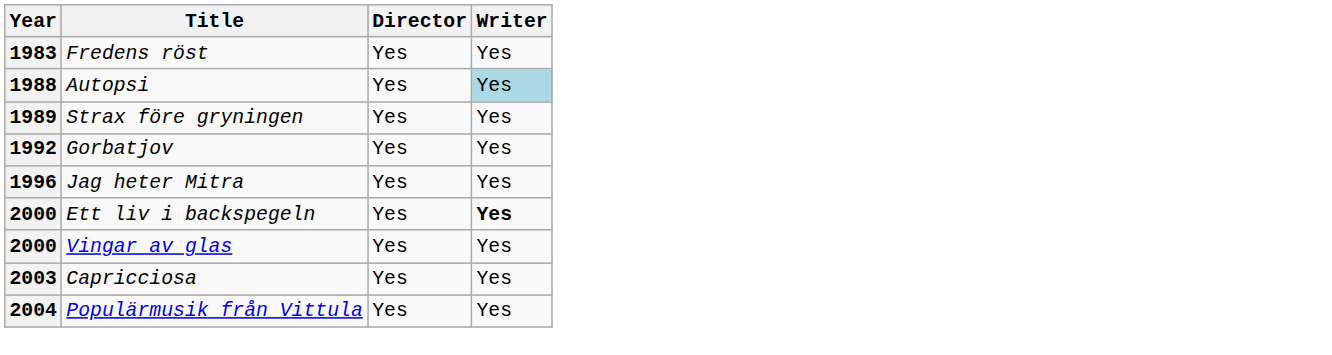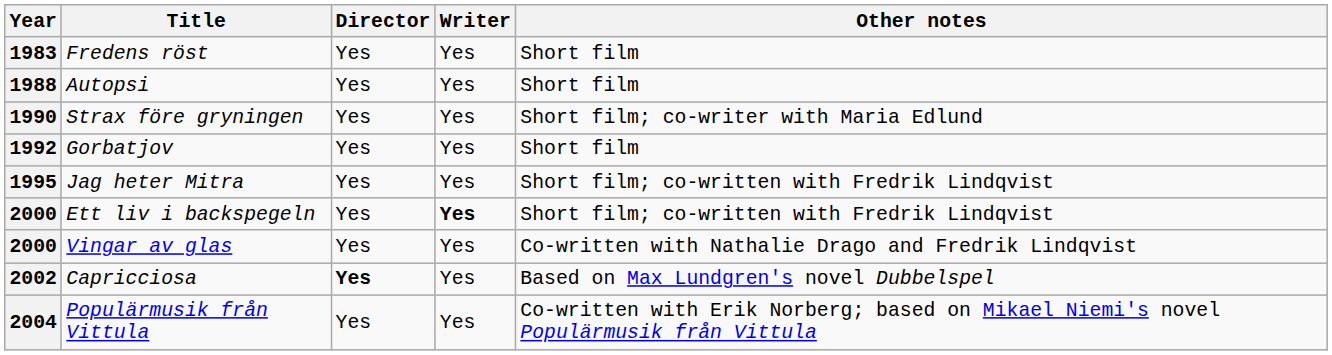+ column: (921, 21)
(494, 85) lightblue background -> (458, 85) no background
(33, 117) 1989 -> (33, 117) 1990
(33, 182) 1996 -> (33, 182) 1995
(33, 279) 2003 -> (33, 279) 2002
(390, 279) normal -> (353, 279) bold
